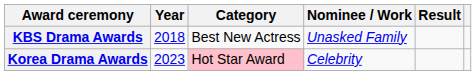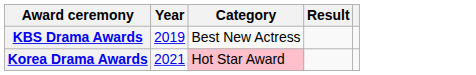- column: (359, 15)
(170, 37) 2018 -> (170, 37) 2019
(170, 59) 2023 -> (170, 59) 2021
